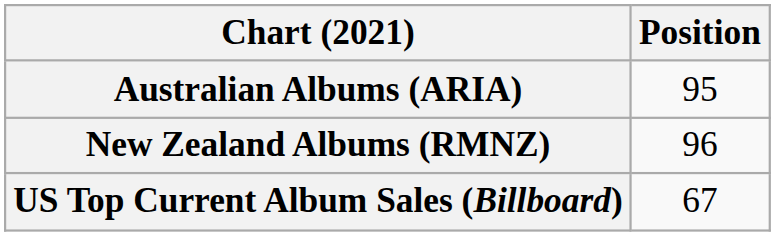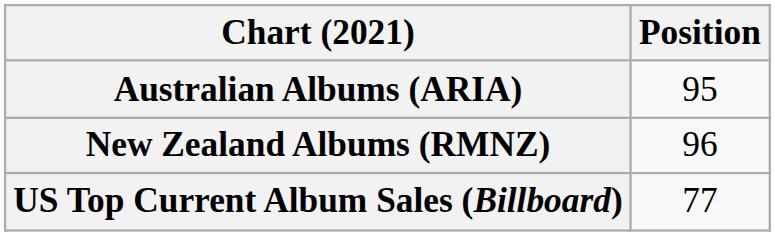(700, 200) 67 -> (700, 200) 77
